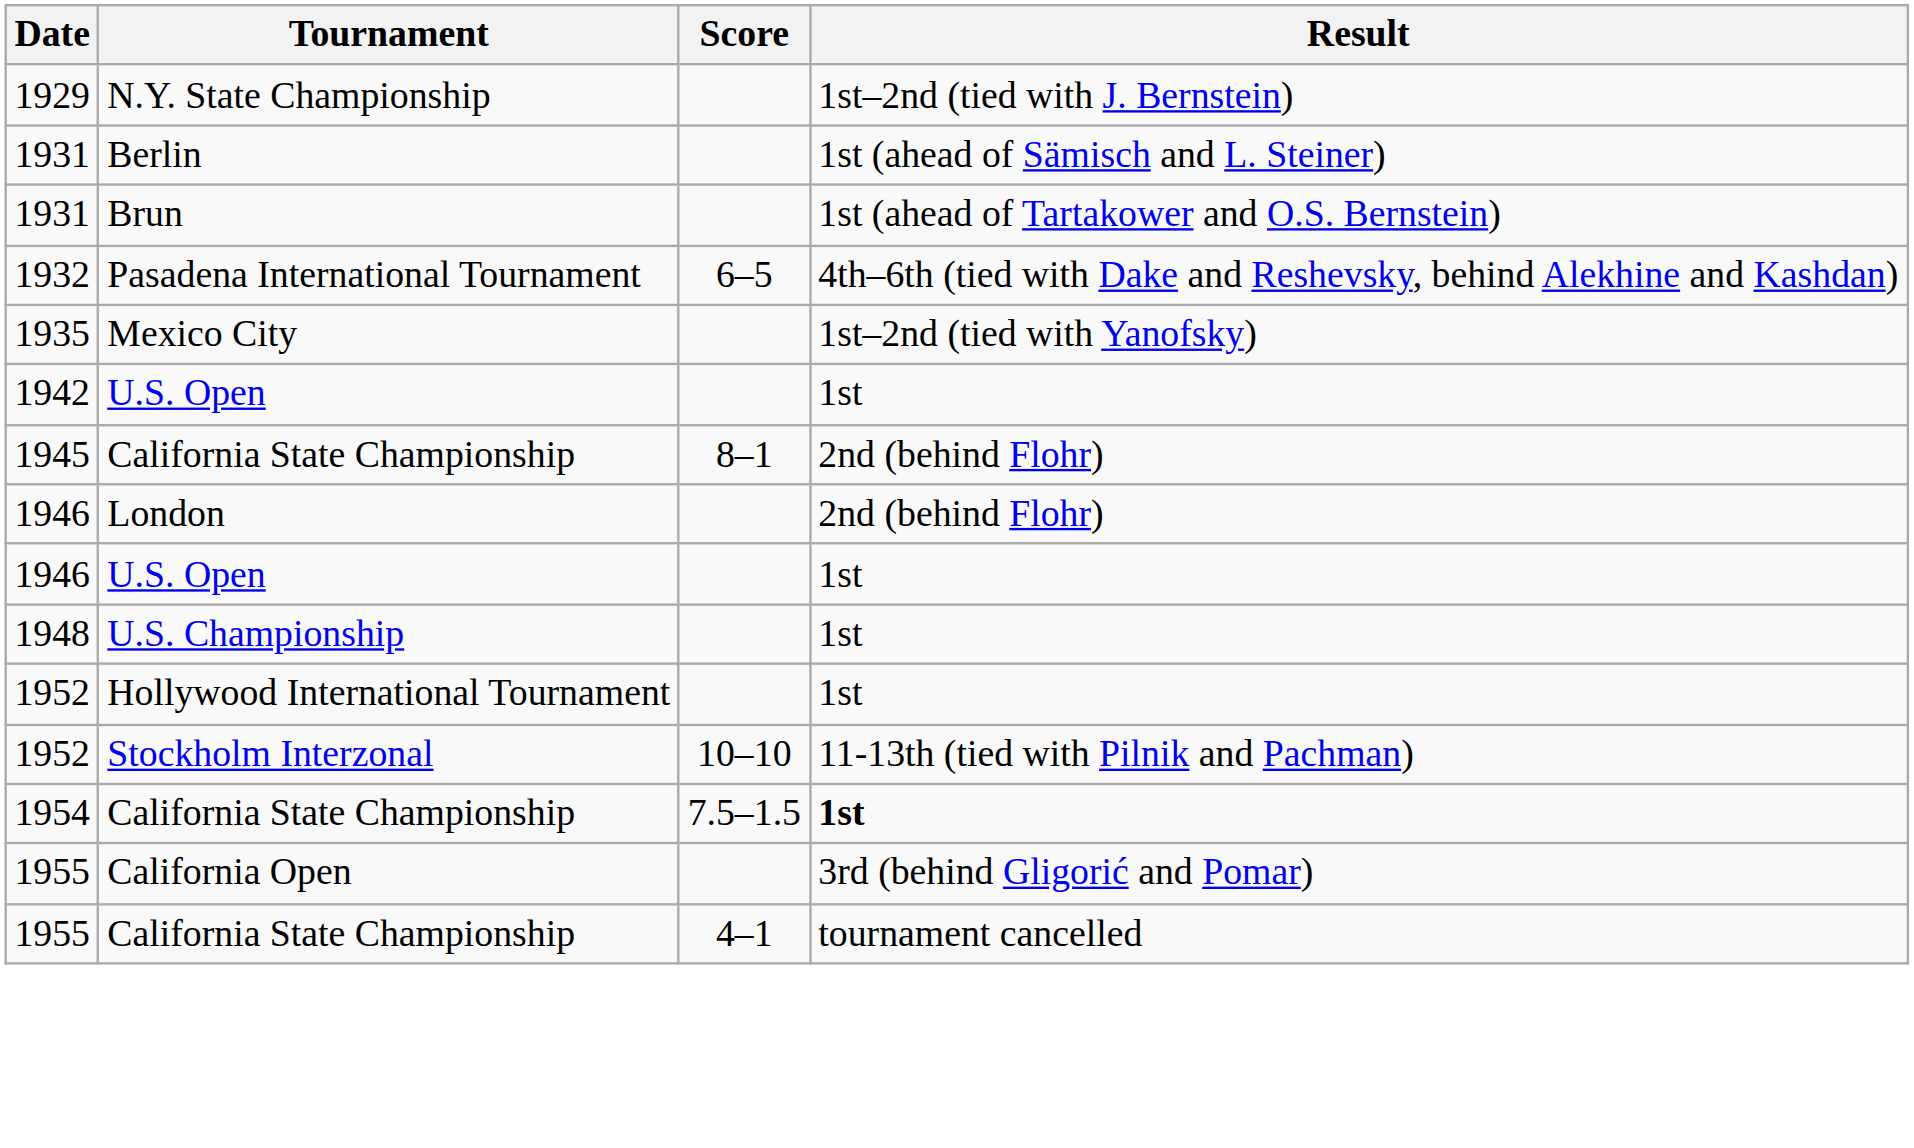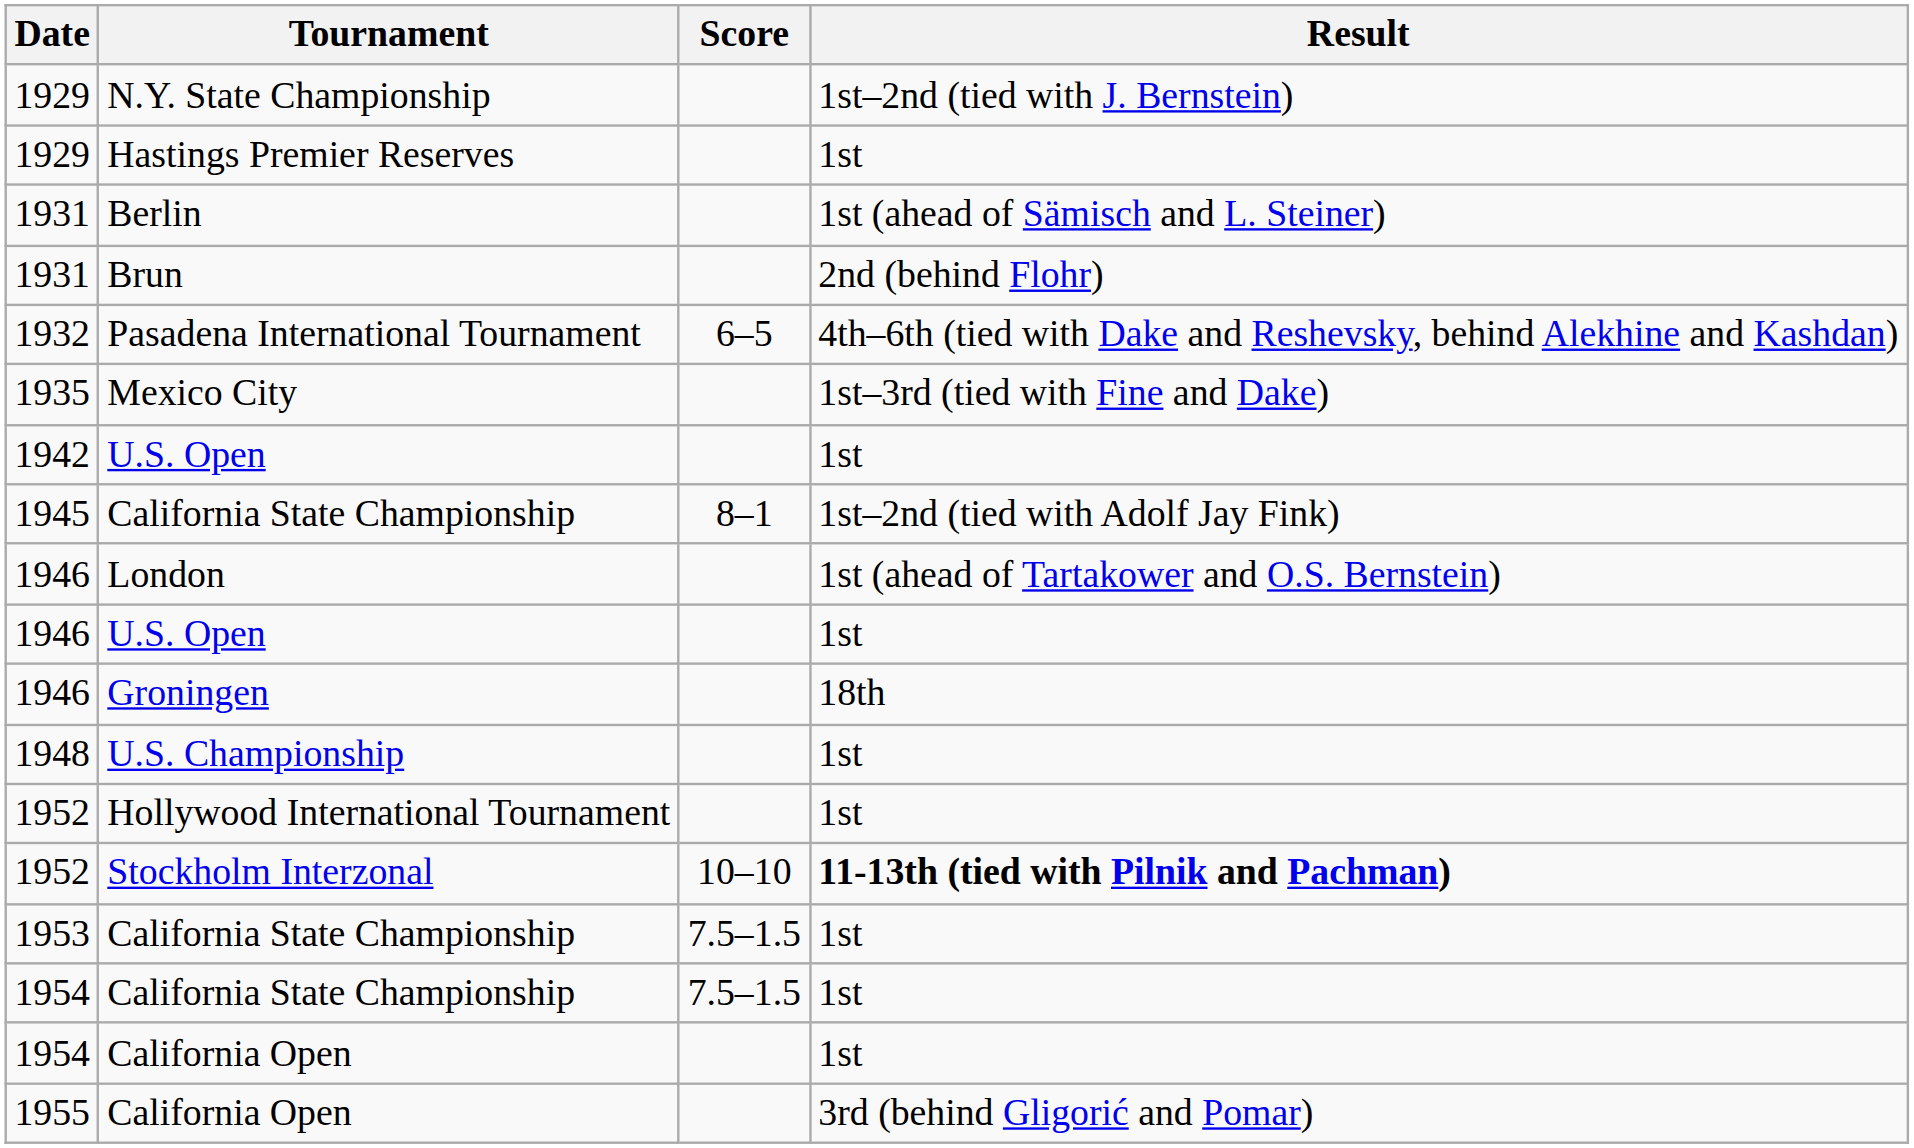+ row: (52, 154)
(1160, 214) 1st (ahead of Tartakower and O.S. Bernstein) -> (961, 273) 2nd (behind Flohr)
(1038, 333) 1st–2nd (tied with Yanofsky) -> (1074, 393) 1st–3rd (tied with Fine and Dake)
(961, 453) 2nd (behind Flohr) -> (1079, 513) 1st–2nd (tied with Adolf Jay Fink)
(961, 513) 2nd (behind Flohr) -> (1160, 573) 1st (ahead of Tartakower and O.S. Bernstein)
+ row: (52, 693)
(1116, 753) normal -> (1135, 872) bold
+ row: (52, 932)
(841, 812) bold -> (840, 992) normal
+ row: (52, 1052)
- row: (52, 932)
